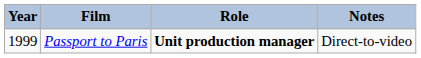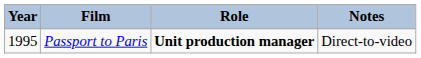(23, 41) 1999 -> (23, 41) 1995
